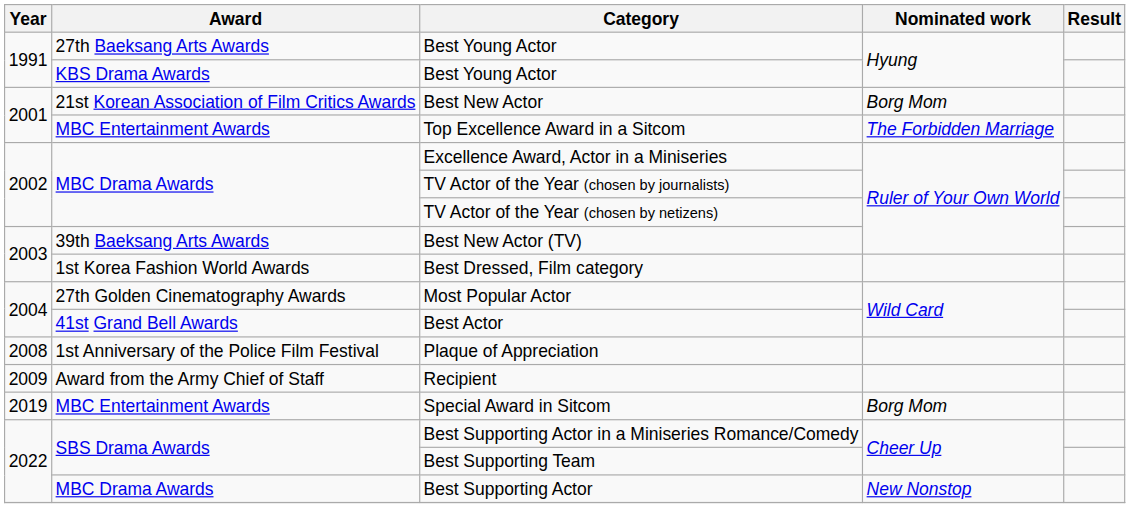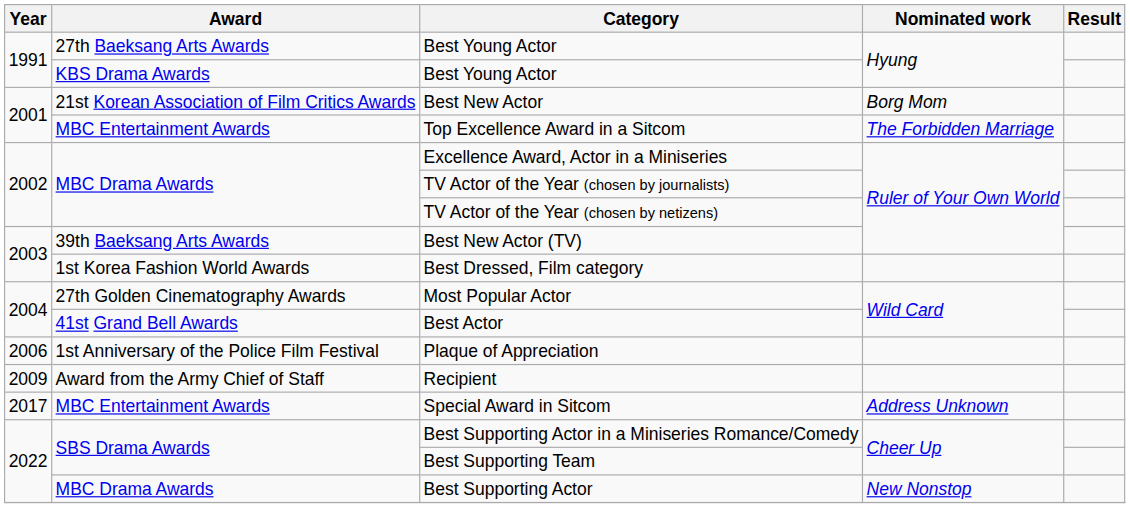(28, 351) 2008 -> (28, 351) 2006
(28, 406) 2019 -> (28, 406) 2017
(907, 406) Borg Mom -> (937, 406) Address Unknown
